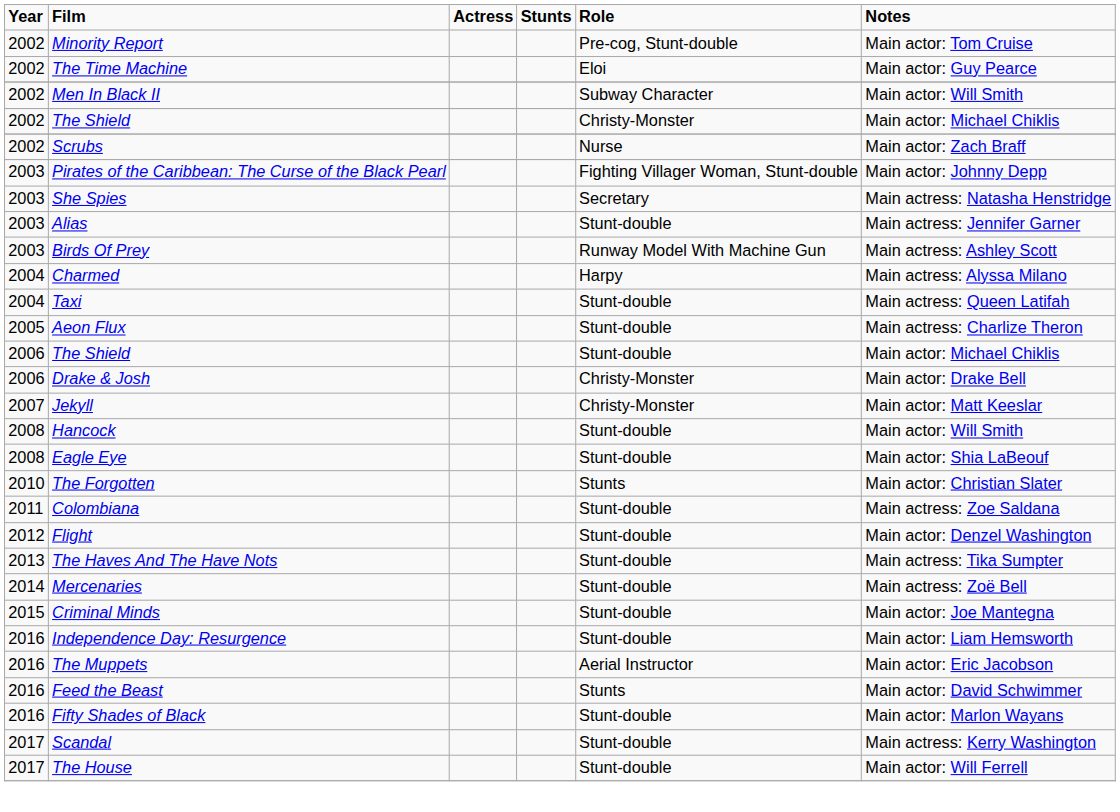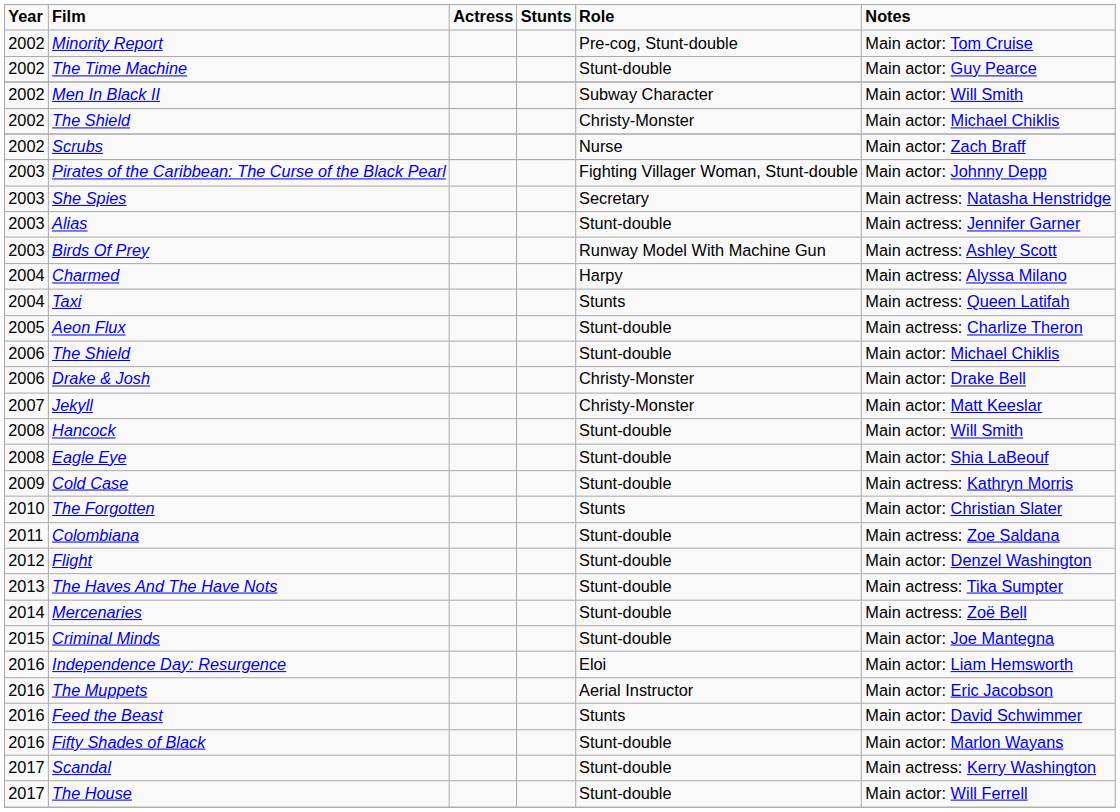(593, 69) Eloi -> (625, 69) Stunt-double
(625, 302) Stunt-double -> (602, 302) Stunts
+ row: (26, 483)
(625, 638) Stunt-double -> (593, 664) Eloi
